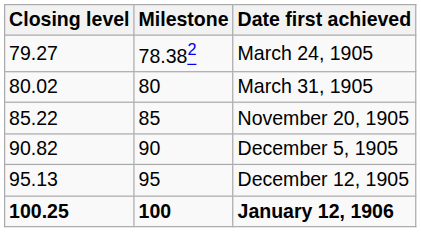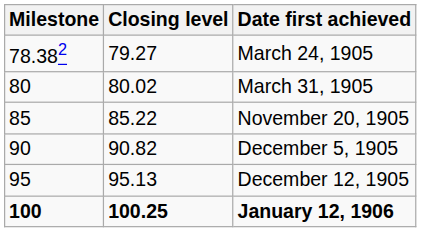columns swapped: (184, 19) <-> (69, 19)
